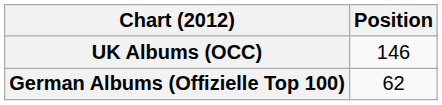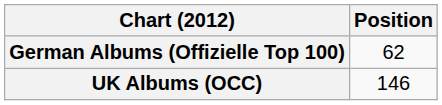rows swapped: (177, 83) <-> (177, 52)
